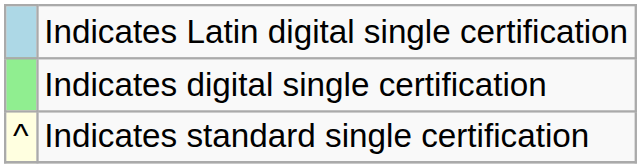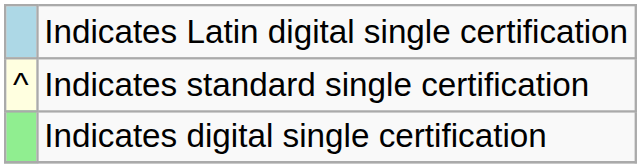rows swapped: (295, 84) <-> (317, 137)
